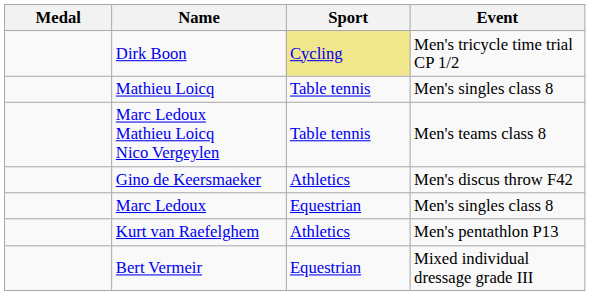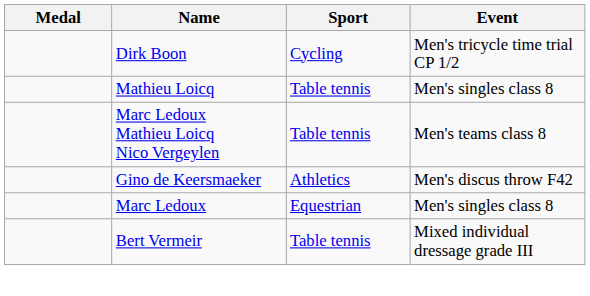(316, 53) khaki background -> (316, 53) no background
- row: (187, 232)
(326, 267) Equestrian -> (330, 241) Table tennis
